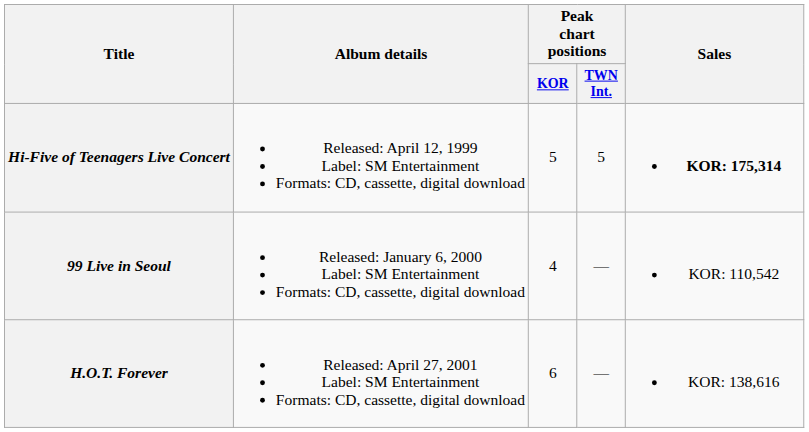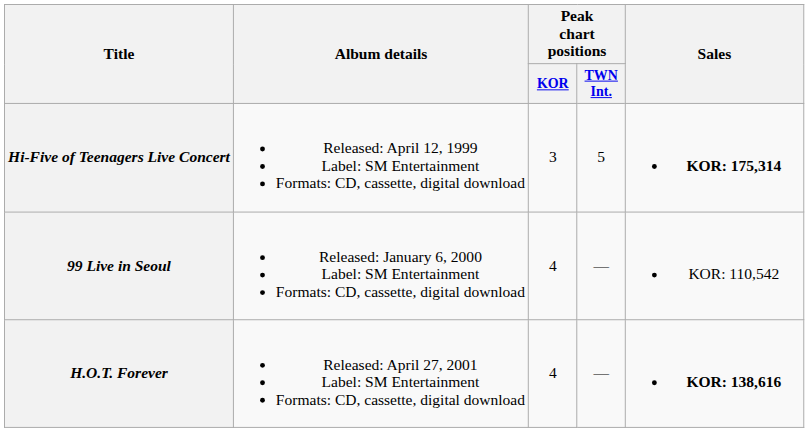(553, 157) 5 -> (553, 157) 3
(553, 373) 6 -> (553, 373) 4
(714, 382) normal -> (714, 382) bold
